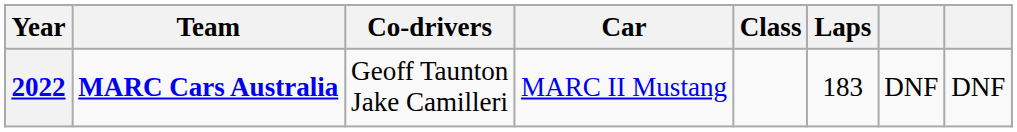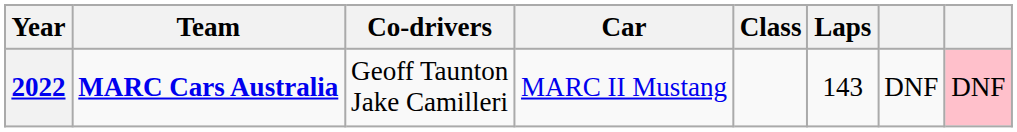(843, 86) 183 -> (843, 86) 143
(978, 86) no background -> (978, 86) pink background
